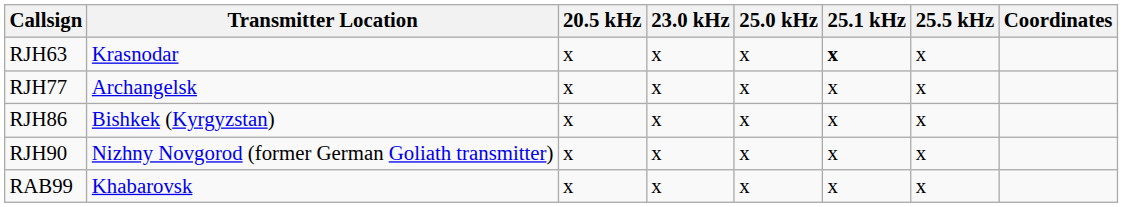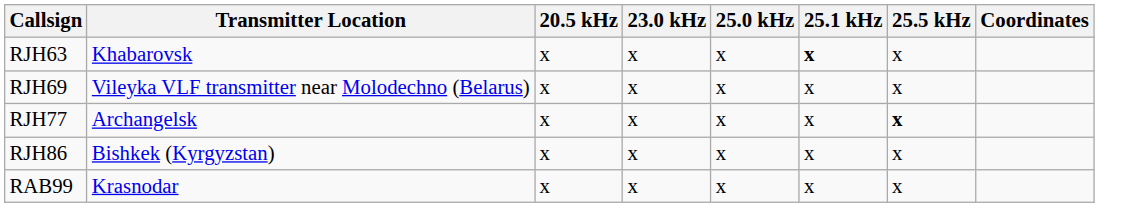(135, 53) Krasnodar -> (142, 53) Khabarovsk
+ row: (38, 86)
(921, 86) normal -> (897, 119) bold
- row: (38, 152)
(142, 185) Khabarovsk -> (135, 185) Krasnodar
